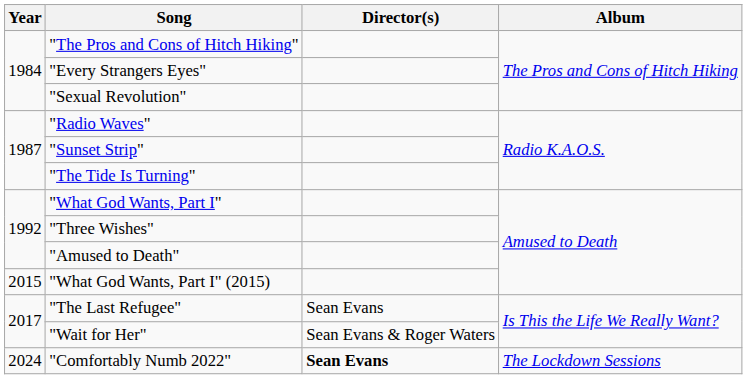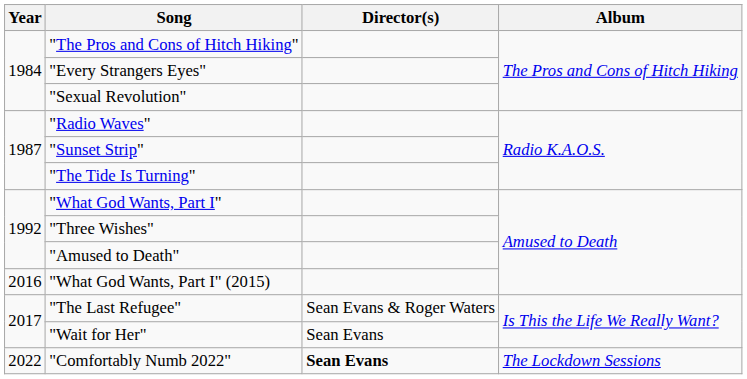(25, 281) 2015 -> (25, 281) 2016
(345, 307) Sean Evans -> (401, 307) Sean Evans & Roger Waters
(401, 334) Sean Evans & Roger Waters -> (345, 334) Sean Evans
(25, 360) 2024 -> (25, 360) 2022
